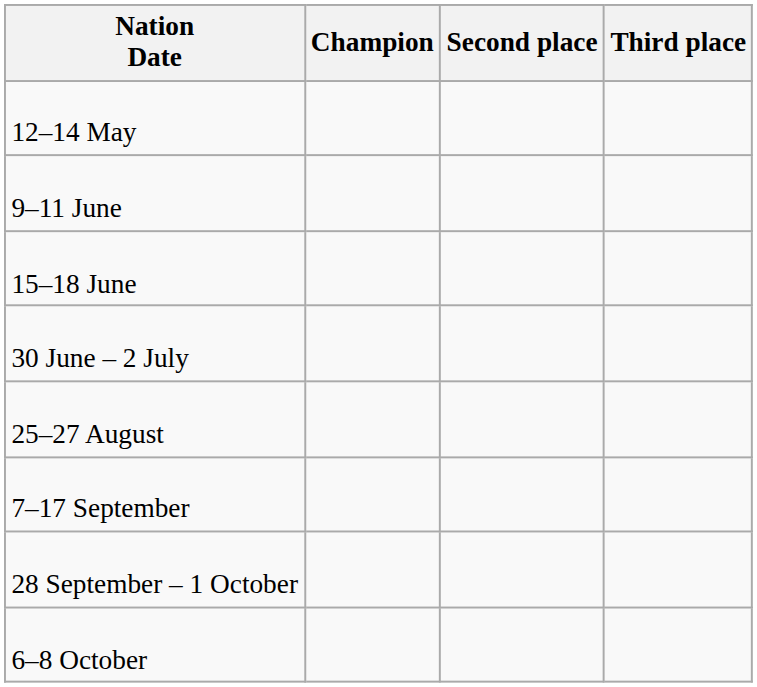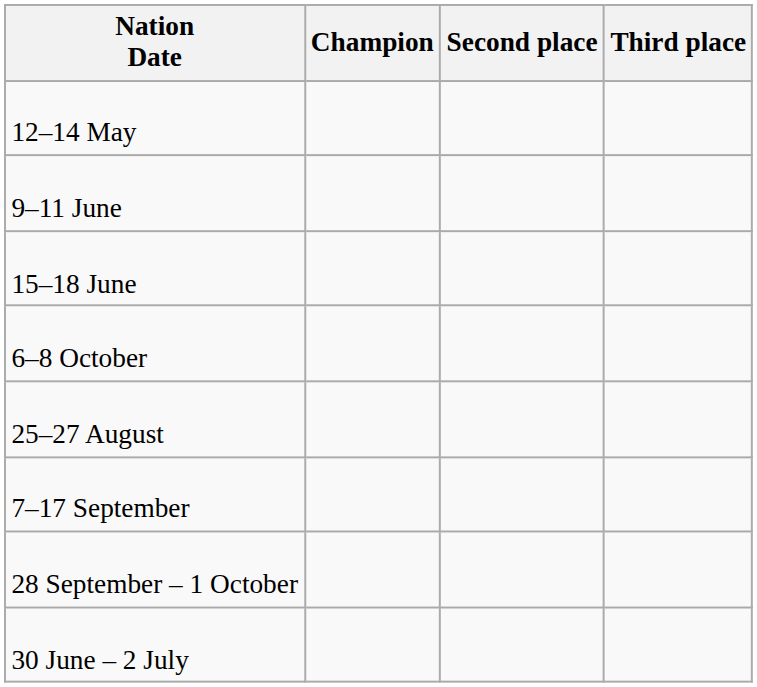rows swapped: (100, 358) <-> (79, 659)
